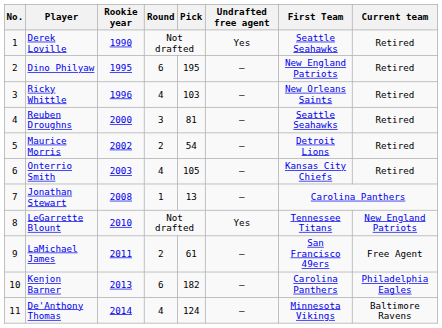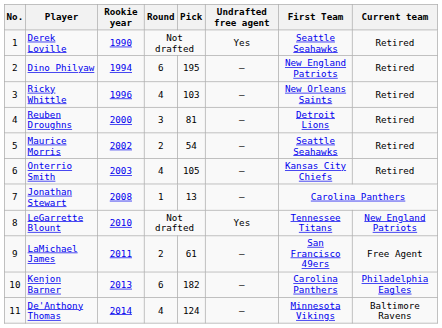(121, 69) 1995 -> (121, 69) 1994
(316, 120) Seattle Seahawks -> (316, 120) Detroit Lions
(316, 146) Detroit Lions -> (316, 146) Seattle Seahawks
